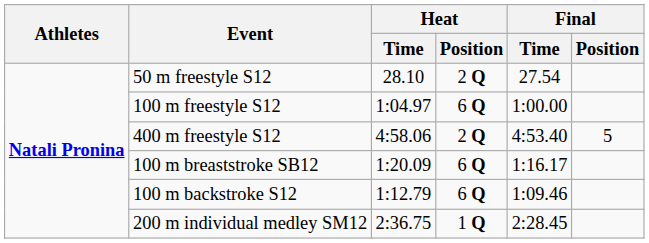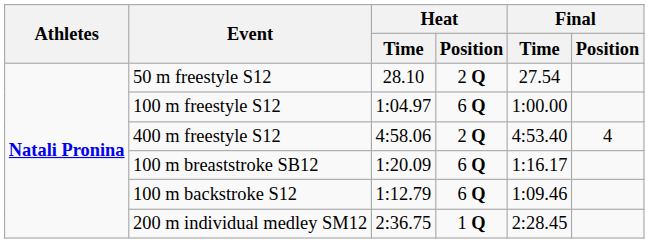(608, 135) 5 -> (608, 135) 4
